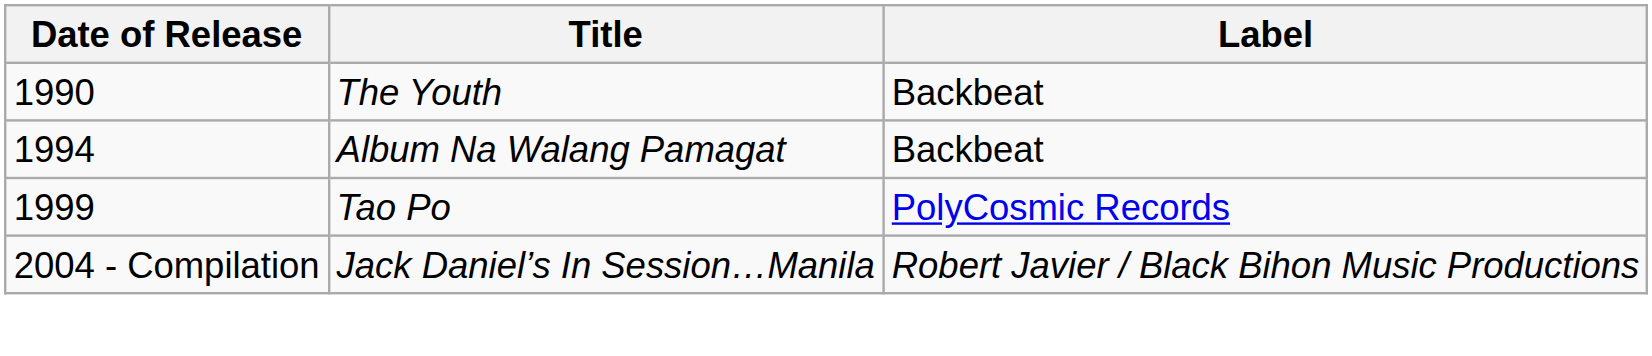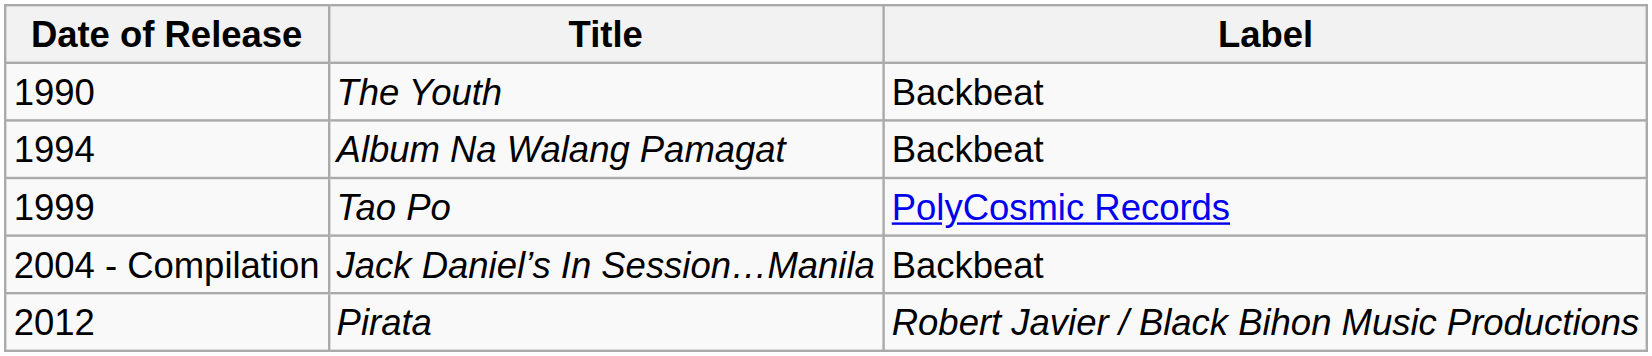(1266, 265) Robert Javier / Black Bihon Music Productions -> (968, 265) Backbeat
+ row: (384, 323)
